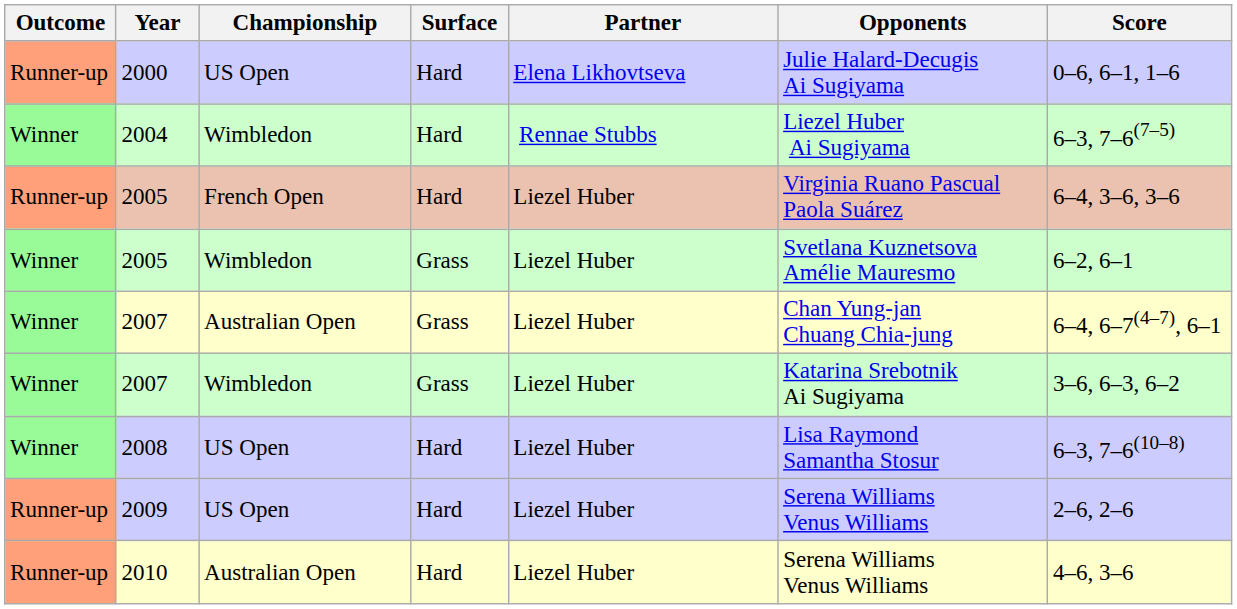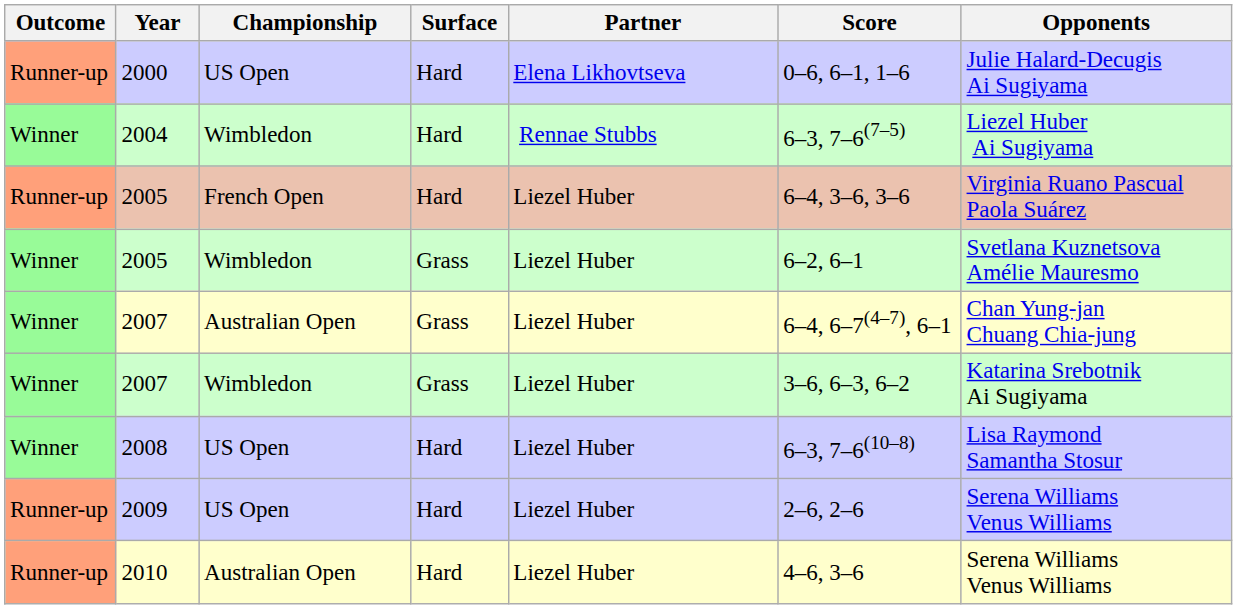columns swapped: (913, 22) <-> (1139, 22)
